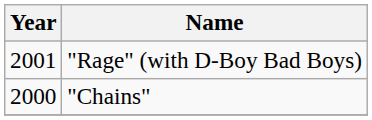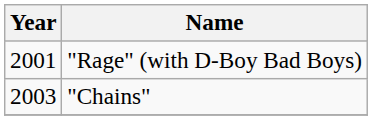(33, 96) 2000 -> (33, 96) 2003
